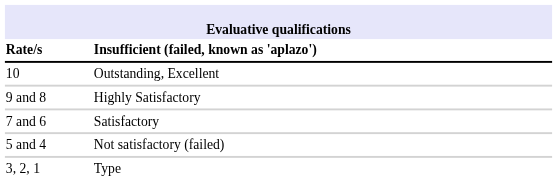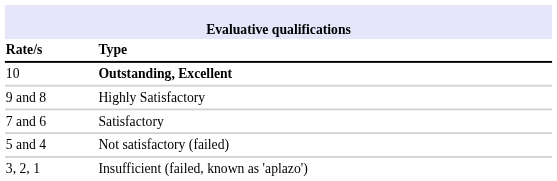(205, 50) Insufficient (failed, known as 'aplazo') -> (113, 50) Type
(156, 73) normal -> (165, 73) bold
(107, 168) Type -> (203, 168) Insufficient (failed, known as 'aplazo')
